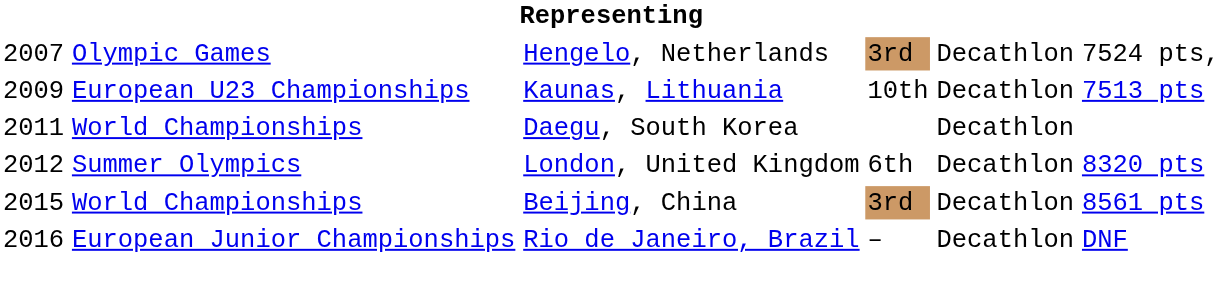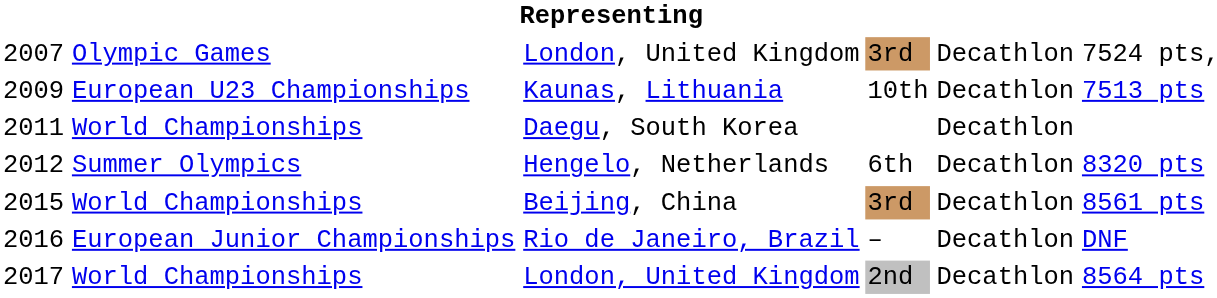(676, 54) Hengelo, Netherlands -> (691, 54) London, United Kingdom
(691, 166) London, United Kingdom -> (676, 166) Hengelo, Netherlands
+ row: (33, 277)
